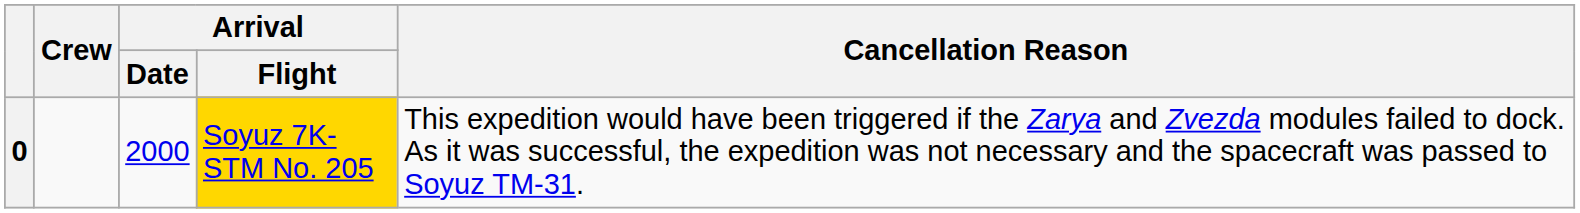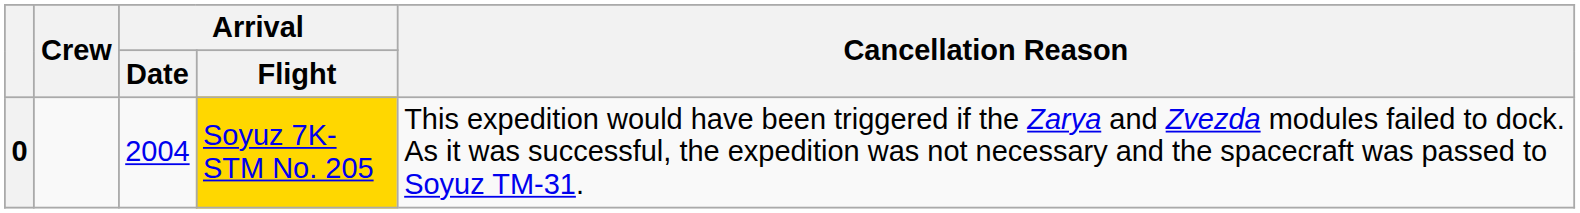(157, 151) 2000 -> (157, 151) 2004
